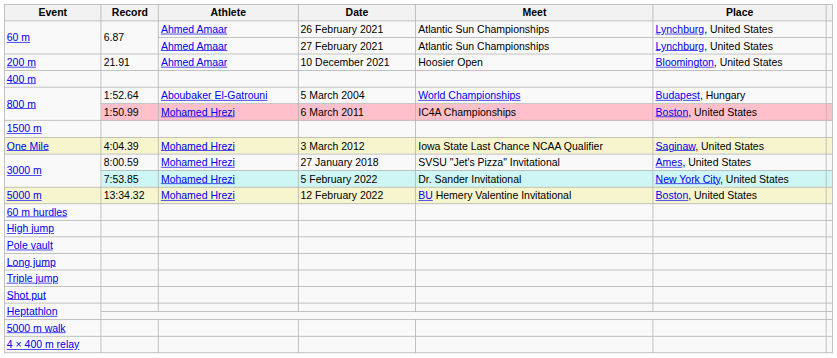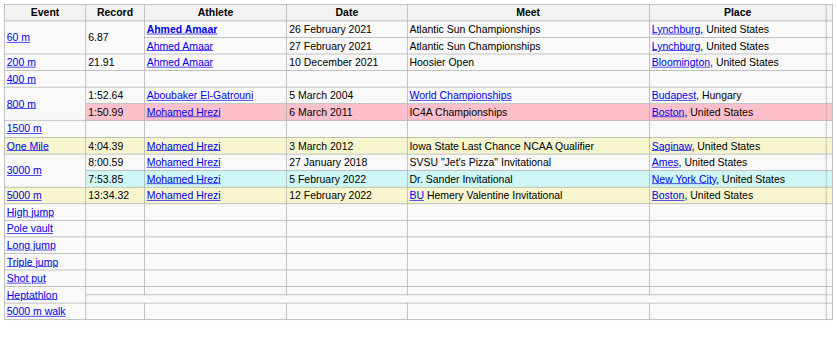(194, 29) normal -> (182, 29) bold
- row: (37, 212)
- row: (43, 345)
